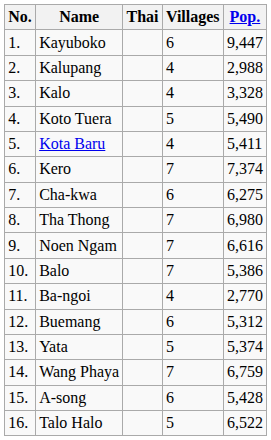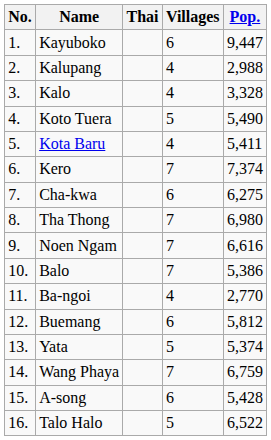(245, 321) 5,312 -> (245, 321) 5,812
